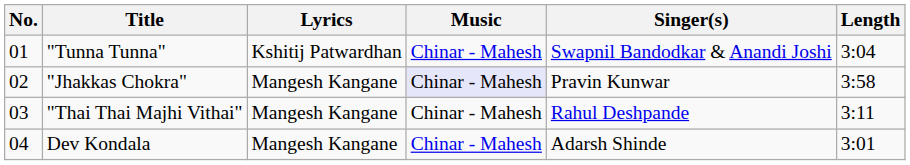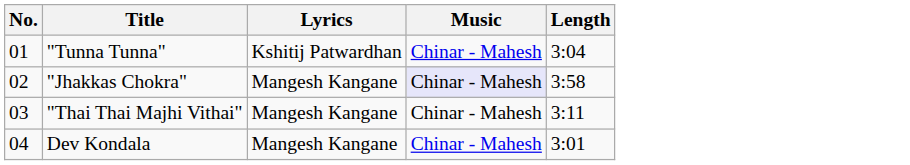- column: (691, 19)
